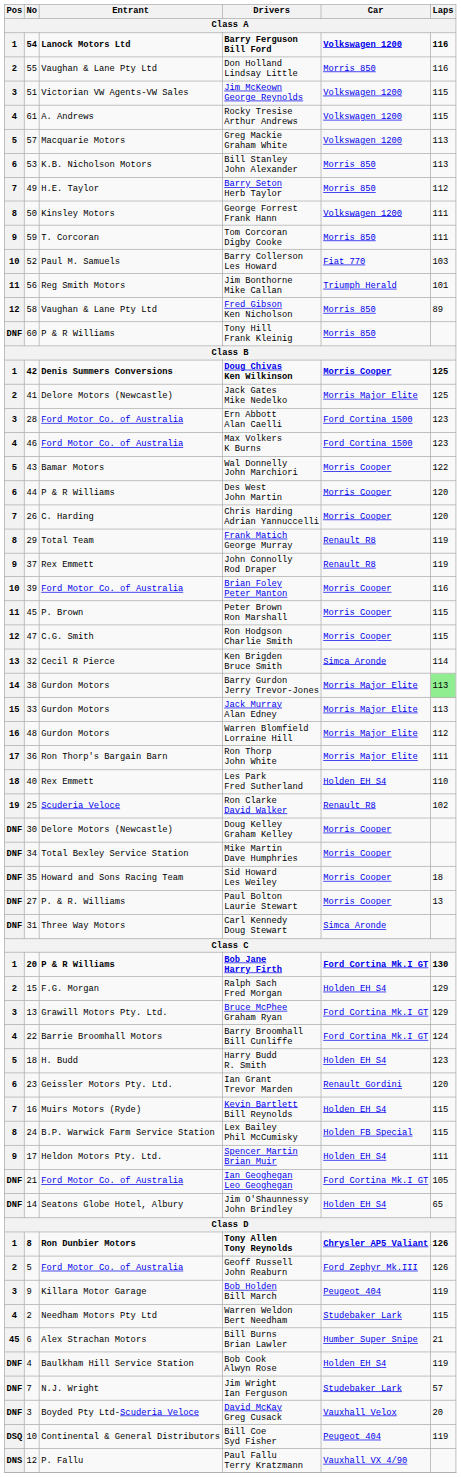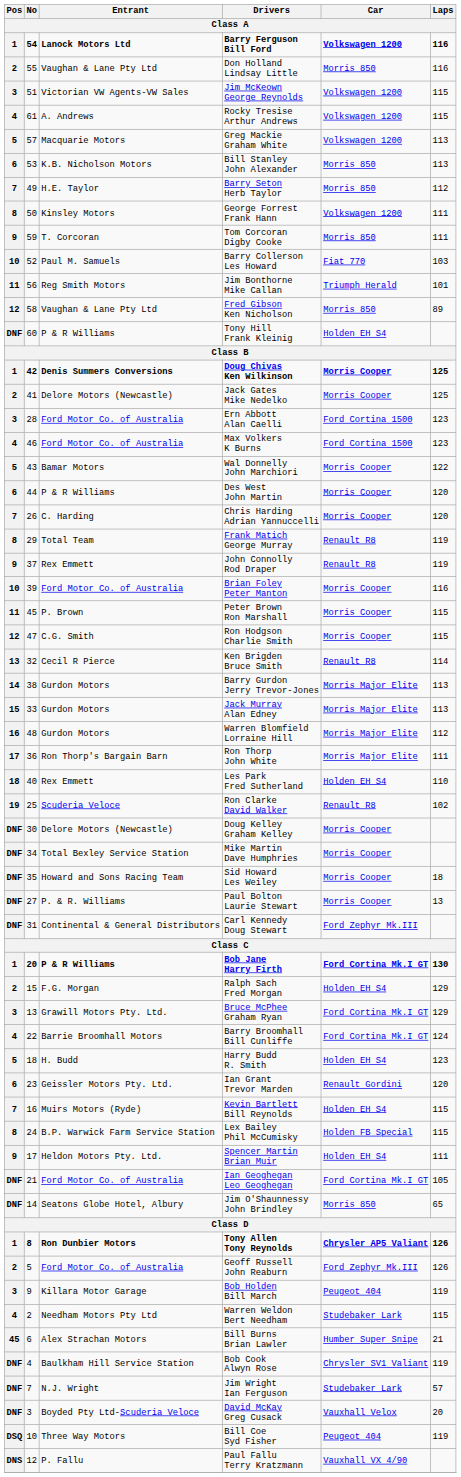(349, 334) Morris 850 -> (355, 334) Holden EH S4
(370, 397) Morris Major Elite -> (357, 397) Morris Cooper
(355, 662) Simca Aronde -> (349, 662) Renault R8
(440, 686) lightgreen background -> (440, 686) no background
(83, 927) Three Way Motors -> (131, 927) Continental & General Distributors
(355, 927) Simca Aronde -> (370, 927) Ford Zephyr Mk.III
(355, 1206) Holden EH S4 -> (349, 1206) Morris 850
(355, 1365) Holden EH S4 -> (376, 1365) Chrysler SV1 Valiant
(131, 1437) Continental & General Distributors -> (83, 1437) Three Way Motors
